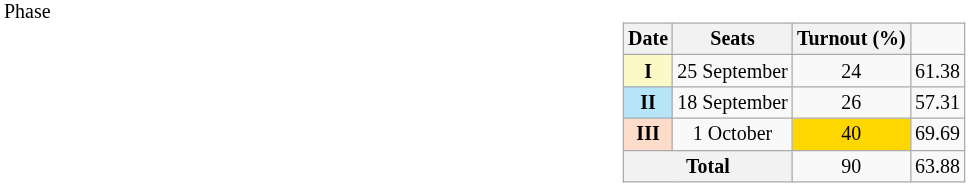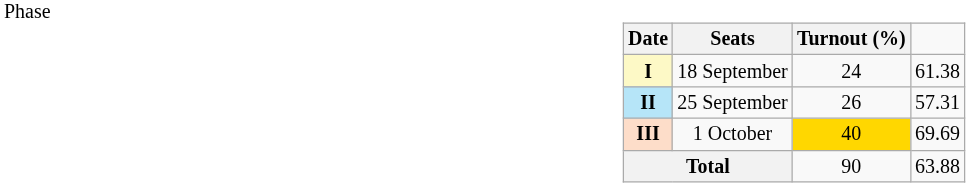(733, 70) 25 September -> (733, 70) 18 September
(733, 102) 18 September -> (733, 102) 25 September
